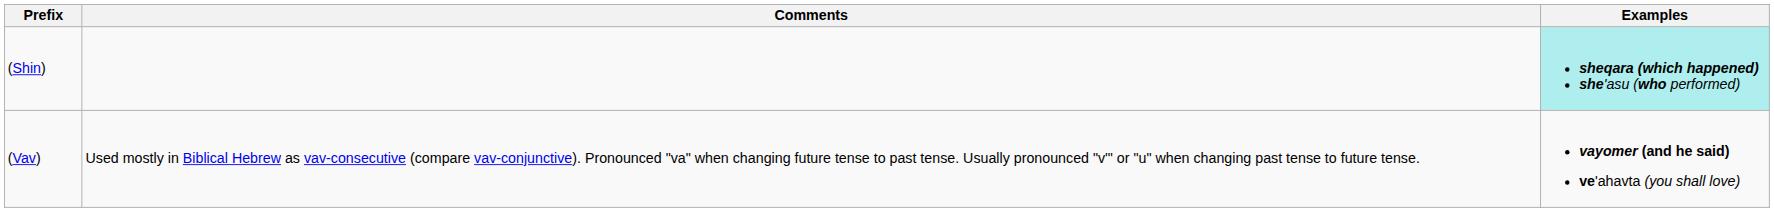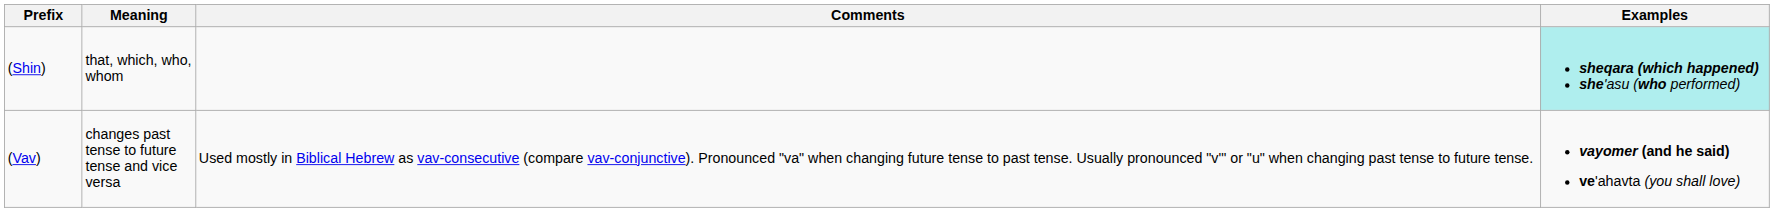+ column: (139, 15)
